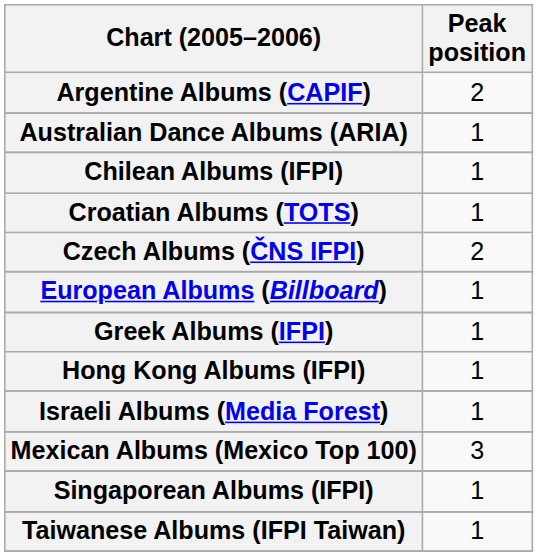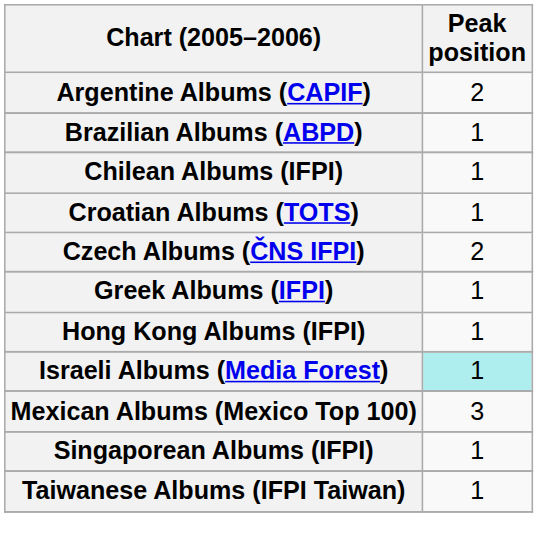- row: (214, 132)
+ row: (214, 132)
- row: (214, 291)
(477, 411) no background -> (477, 371) paleturquoise background
